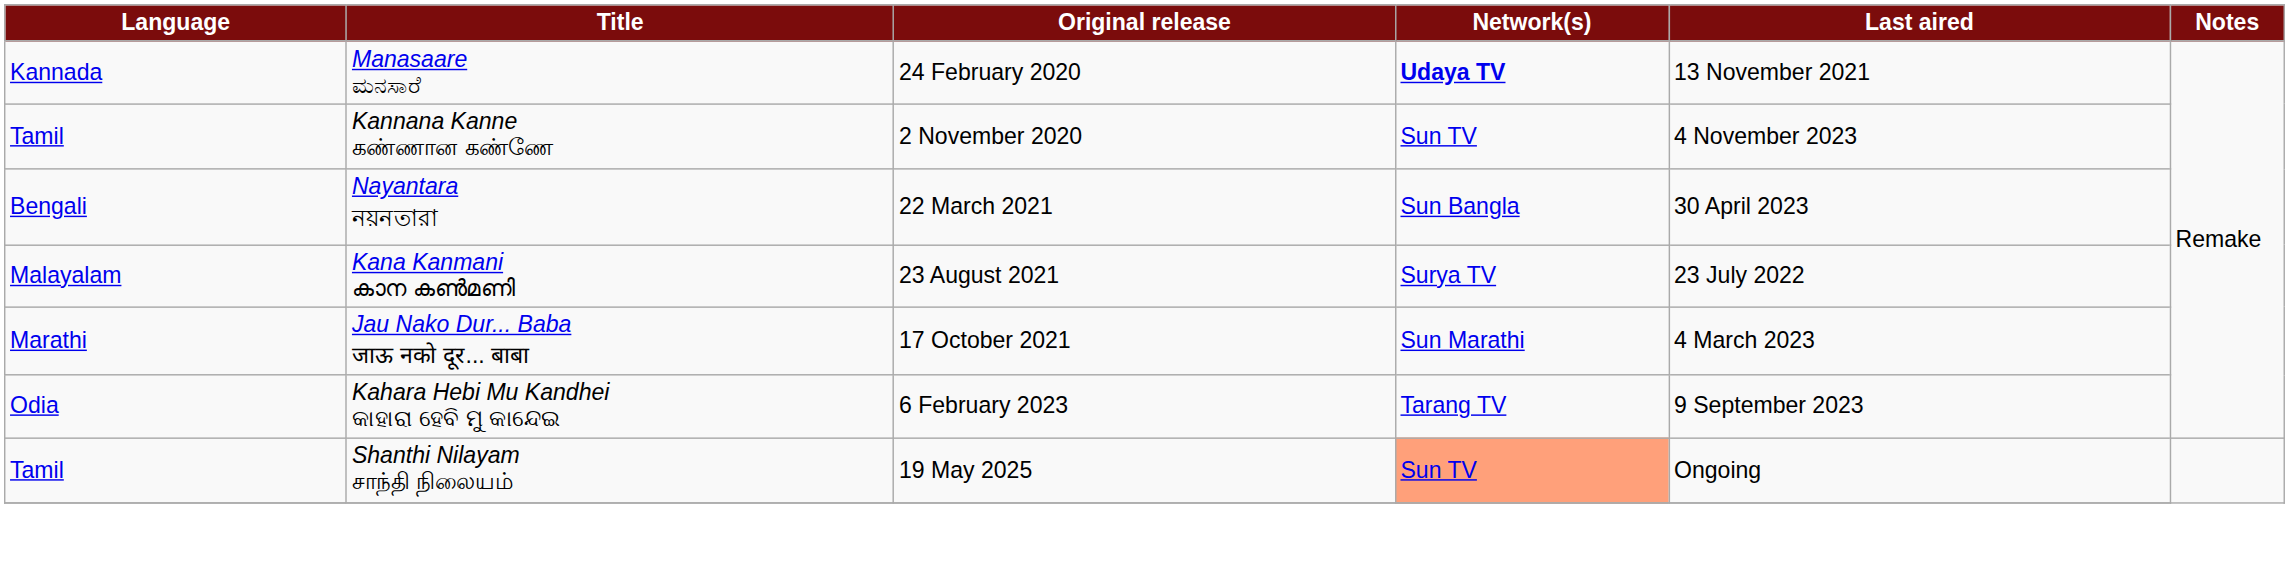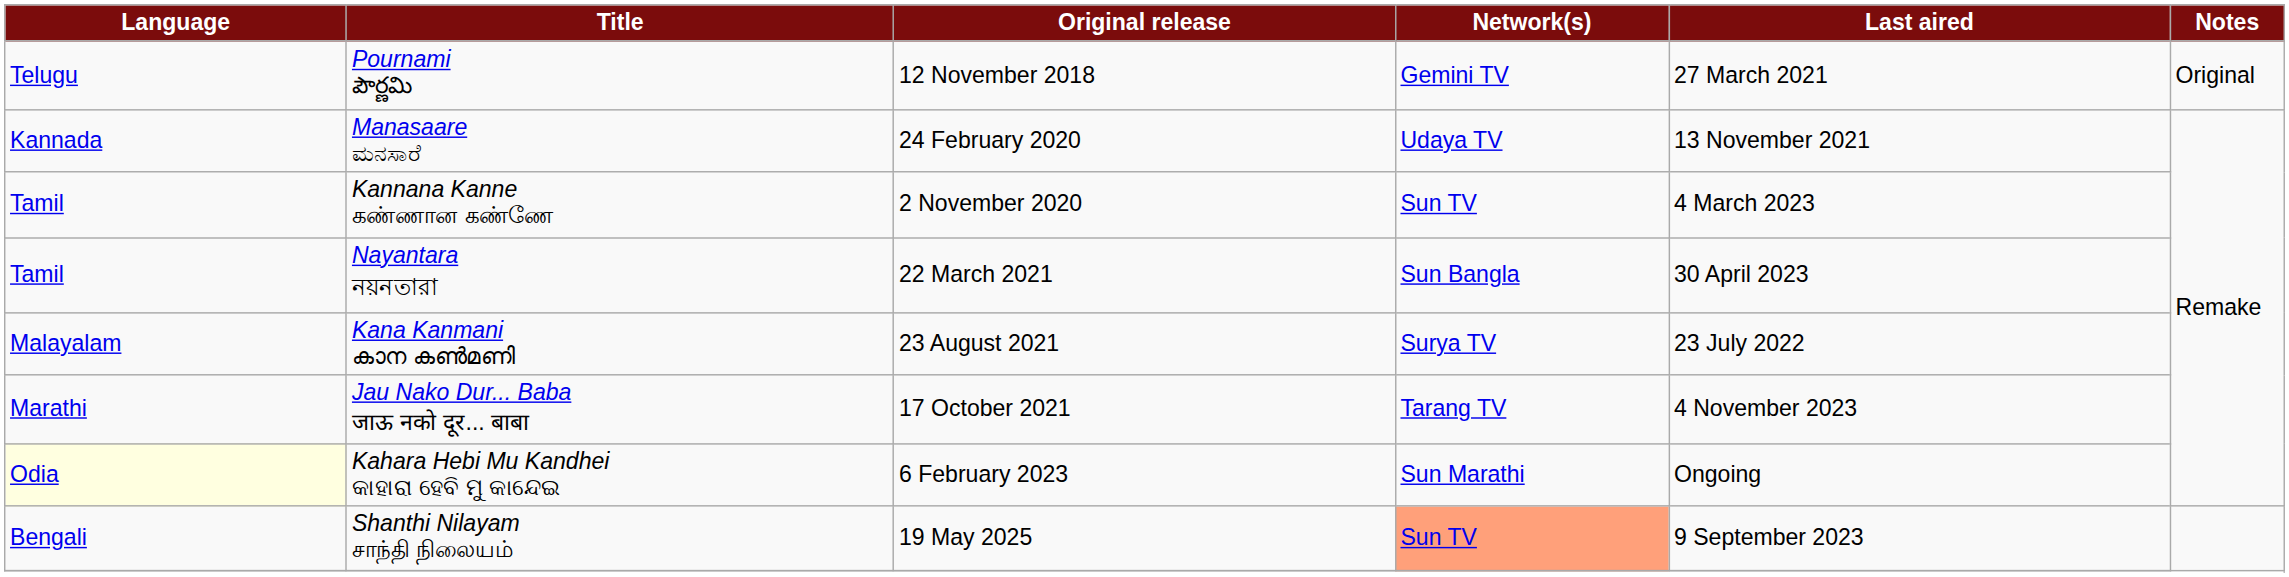+ row: (401, 72)
(1453, 72) bold -> (1452, 140) normal
(1766, 136) 4 November 2023 -> (1744, 204) 4 March 2023
(48, 206) Bengali -> (37, 274) Tamil
(1463, 340) Sun Marathi -> (1453, 409) Tarang TV
(1744, 340) 4 March 2023 -> (1766, 409) 4 November 2023
(34, 406) no background -> (34, 474) lightyellow background
(1453, 406) Tarang TV -> (1463, 474) Sun Marathi
(1769, 406) 9 September 2023 -> (1718, 474) Ongoing
(37, 470) Tamil -> (48, 538) Bengali
(1718, 470) Ongoing -> (1769, 538) 9 September 2023
